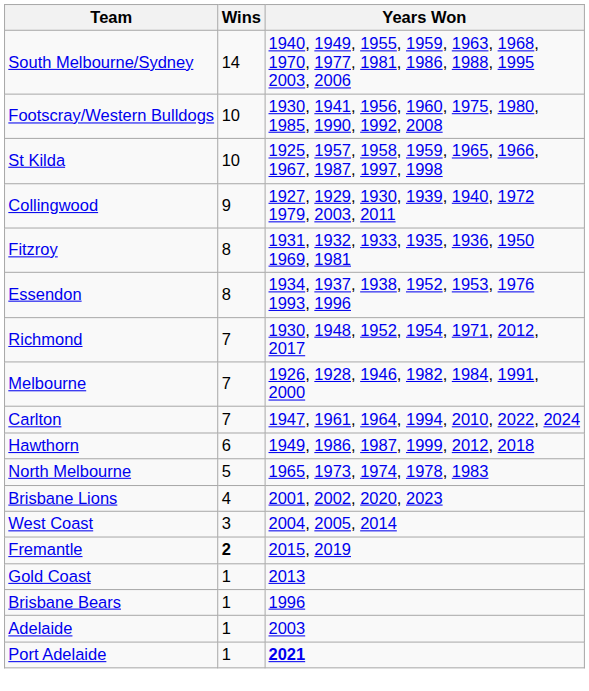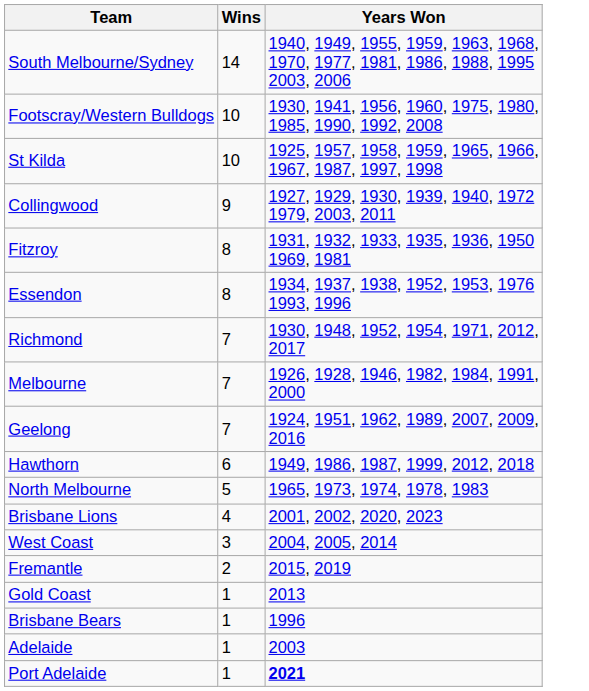+ row: (39, 428)
- row: (35, 419)
(226, 550) bold -> (226, 568) normal
